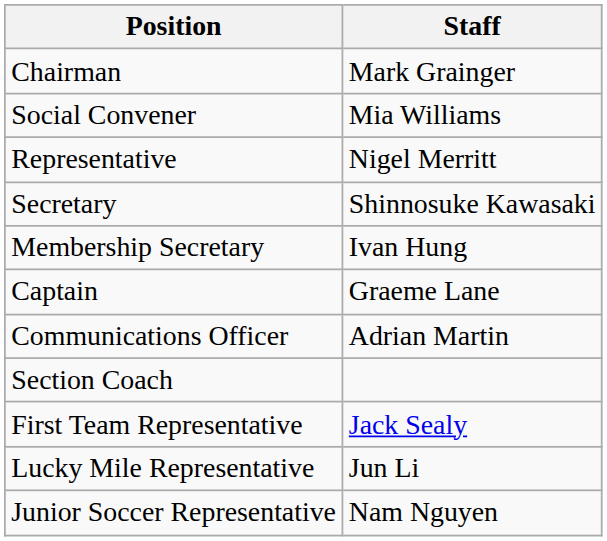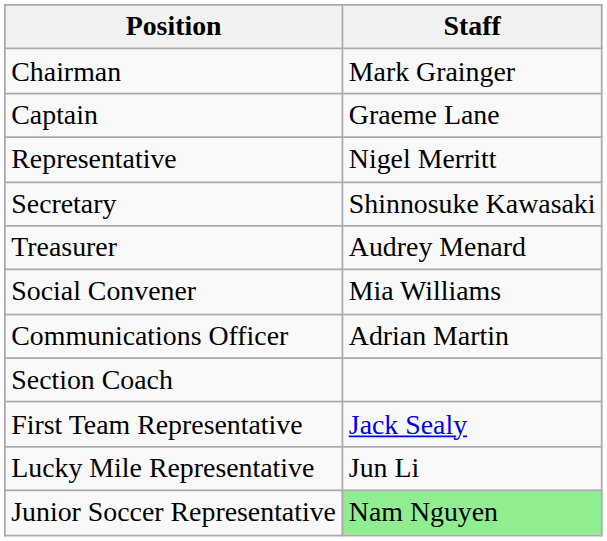rows swapped: (55, 291) <-> (104, 114)
+ row: (64, 247)
- row: (138, 247)
(423, 512) no background -> (423, 512) lightgreen background
